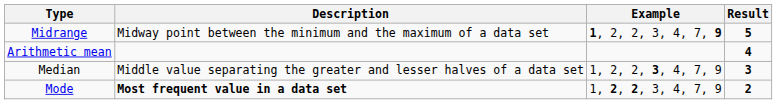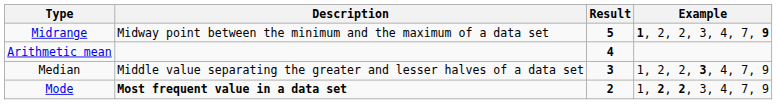columns swapped: (656, 14) <-> (748, 14)
